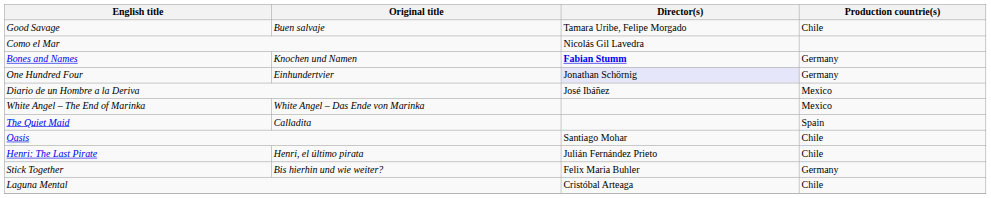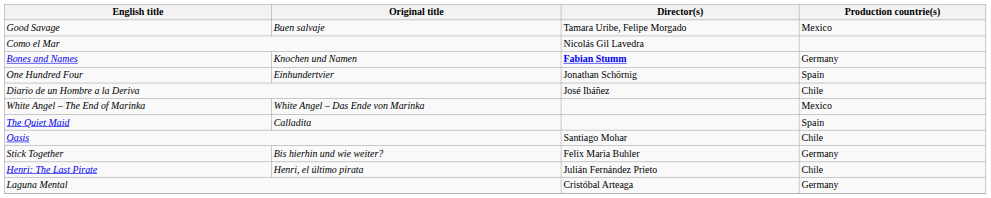(812, 28) Chile -> (817, 28) Mexico
(600, 75) lavender background -> (600, 75) no background
(820, 75) Germany -> (813, 75) Spain
(817, 91) Mexico -> (812, 91) Chile
rows swapped: (52, 153) <-> (35, 169)
(812, 185) Chile -> (820, 185) Germany
